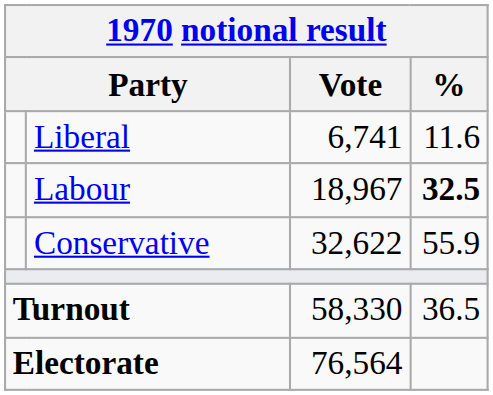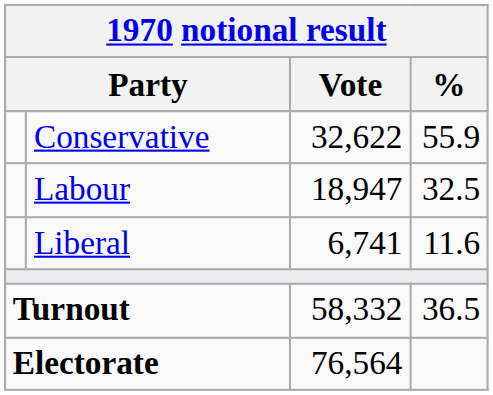rows swapped: (122, 242) <-> (82, 136)
(357, 189) 18,967 -> (357, 189) 18,947
(451, 189) bold -> (451, 189) normal
(357, 310) 58,330 -> (357, 310) 58,332
